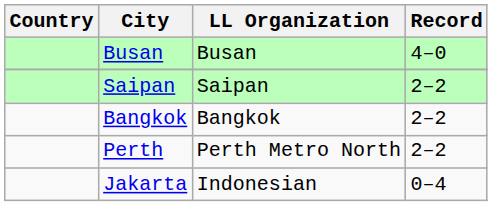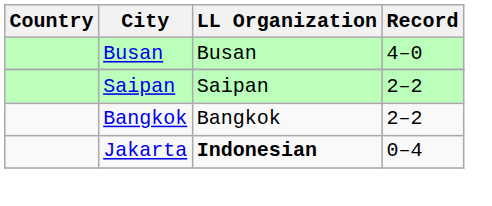- row: (133, 152)
(257, 184) normal -> (257, 152) bold
